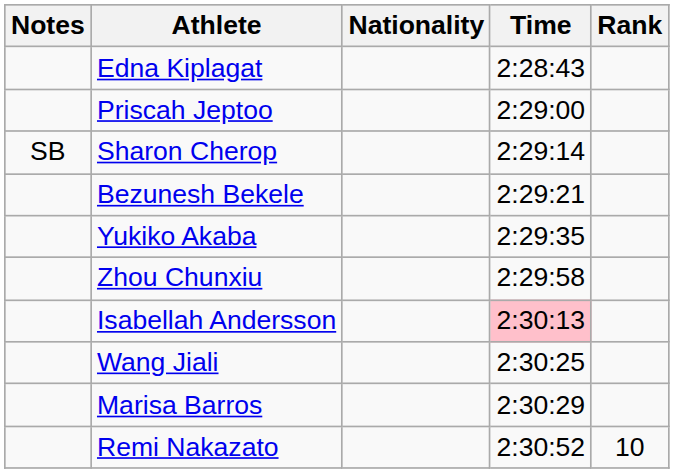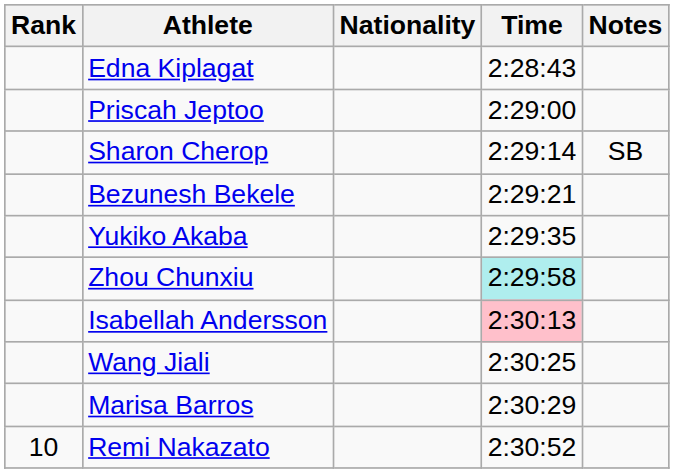columns swapped: (630, 25) <-> (48, 25)
(541, 278) no background -> (532, 278) paleturquoise background
